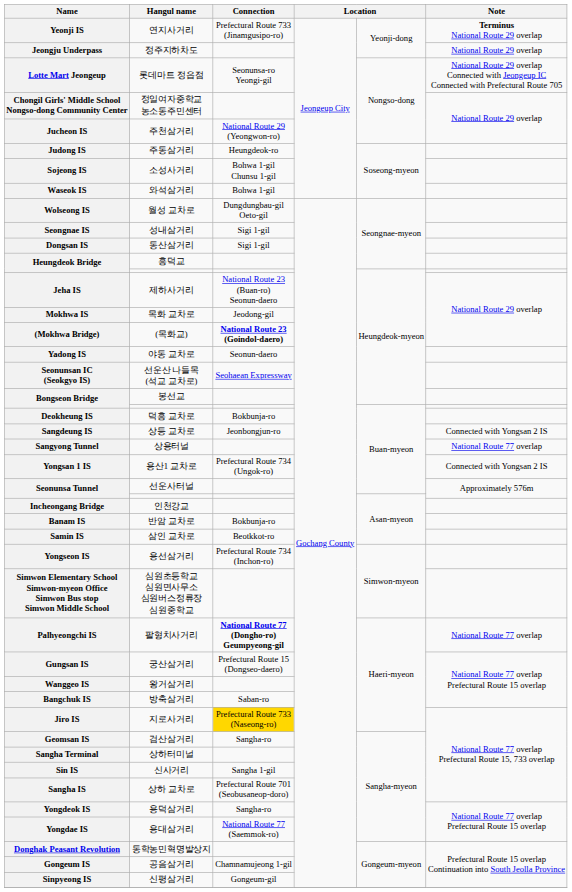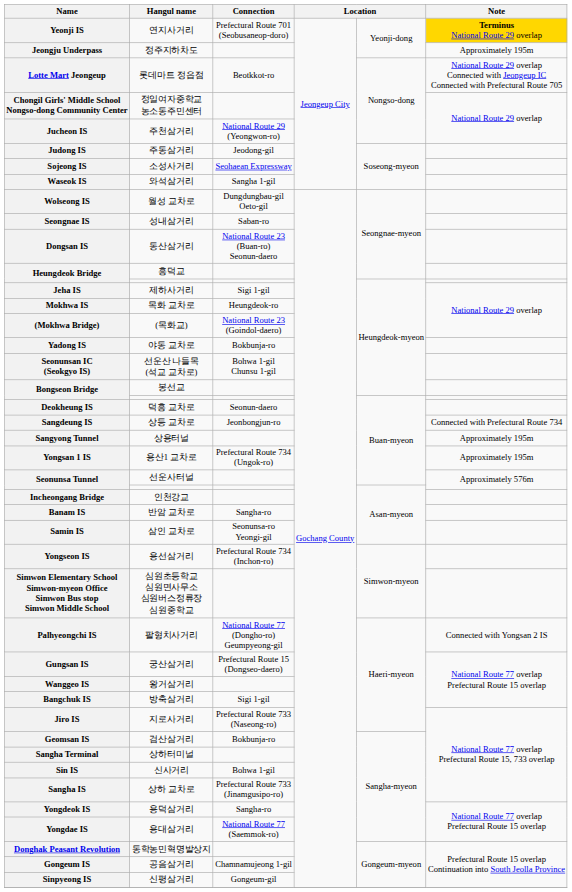(254, 30) Prefectural Route 733 (Jinamgusipo-ro) -> (254, 30) Prefectural Route 701 (Seobusaneop-doro)
(497, 30) no background -> (497, 30) gold background
(497, 50) National Route 29 overlap -> (497, 50) Approximately 195m
(254, 74) Seonunsa-ro Yeongi-gil -> (254, 74) Beotkkot-ro
(254, 150) Heungdeok-ro -> (254, 150) Jeodong-gil
(254, 170) Bohwa 1-gil Chunsu 1-gil -> (254, 166) Seohaean Expressway
(254, 190) Bohwa 1-gil -> (254, 181) Sangha 1-gil
(254, 230) Sigi 1-gil -> (254, 221) Saban-ro
(254, 245) Sigi 1-gil -> (254, 246) National Route 23 (Buan-ro) Seonun-daero
(254, 289) National Route 23 (Buan-ro) Seonun-daero -> (254, 290) Sigi 1-gil
(254, 314) Jeodong-gil -> (254, 305) Heungdeok-ro
(254, 334) bold -> (254, 325) normal
(254, 354) Seonun-daero -> (254, 345) Bokbunja-ro
(254, 375) Seohaean Expressway -> (254, 366) Bohwa 1-gil Chunsu 1-gil
(254, 415) Bokbunja-ro -> (254, 406) Seonun-daero
(497, 431) Connected with Yongsan 2 IS -> (497, 422) Connected with Prefectural Route 734
(497, 446) National Route 77 overlap -> (497, 437) Approximately 195m
(497, 466) Connected with Yongsan 2 IS -> (497, 457) Approximately 195m
(254, 520) Bokbunja-ro -> (254, 512) Sangha-ro
(254, 536) Beotkkot-ro -> (254, 531) Seonunsa-ro Yeongi-gil
(254, 634) bold -> (254, 634) normal
(497, 634) National Route 77 overlap -> (497, 634) Connected with Yongsan 2 IS
(254, 699) Saban-ro -> (254, 699) Sigi 1-gil
(254, 719) gold background -> (254, 719) no background
(254, 738) Sangha-ro -> (254, 738) Bokbunja-ro
(254, 769) Sangha 1-gil -> (254, 769) Bohwa 1-gil
(254, 789) Prefectural Route 701 (Seobusaneop-doro) -> (254, 789) Prefectural Route 733 (Jinamgusipo-ro)
